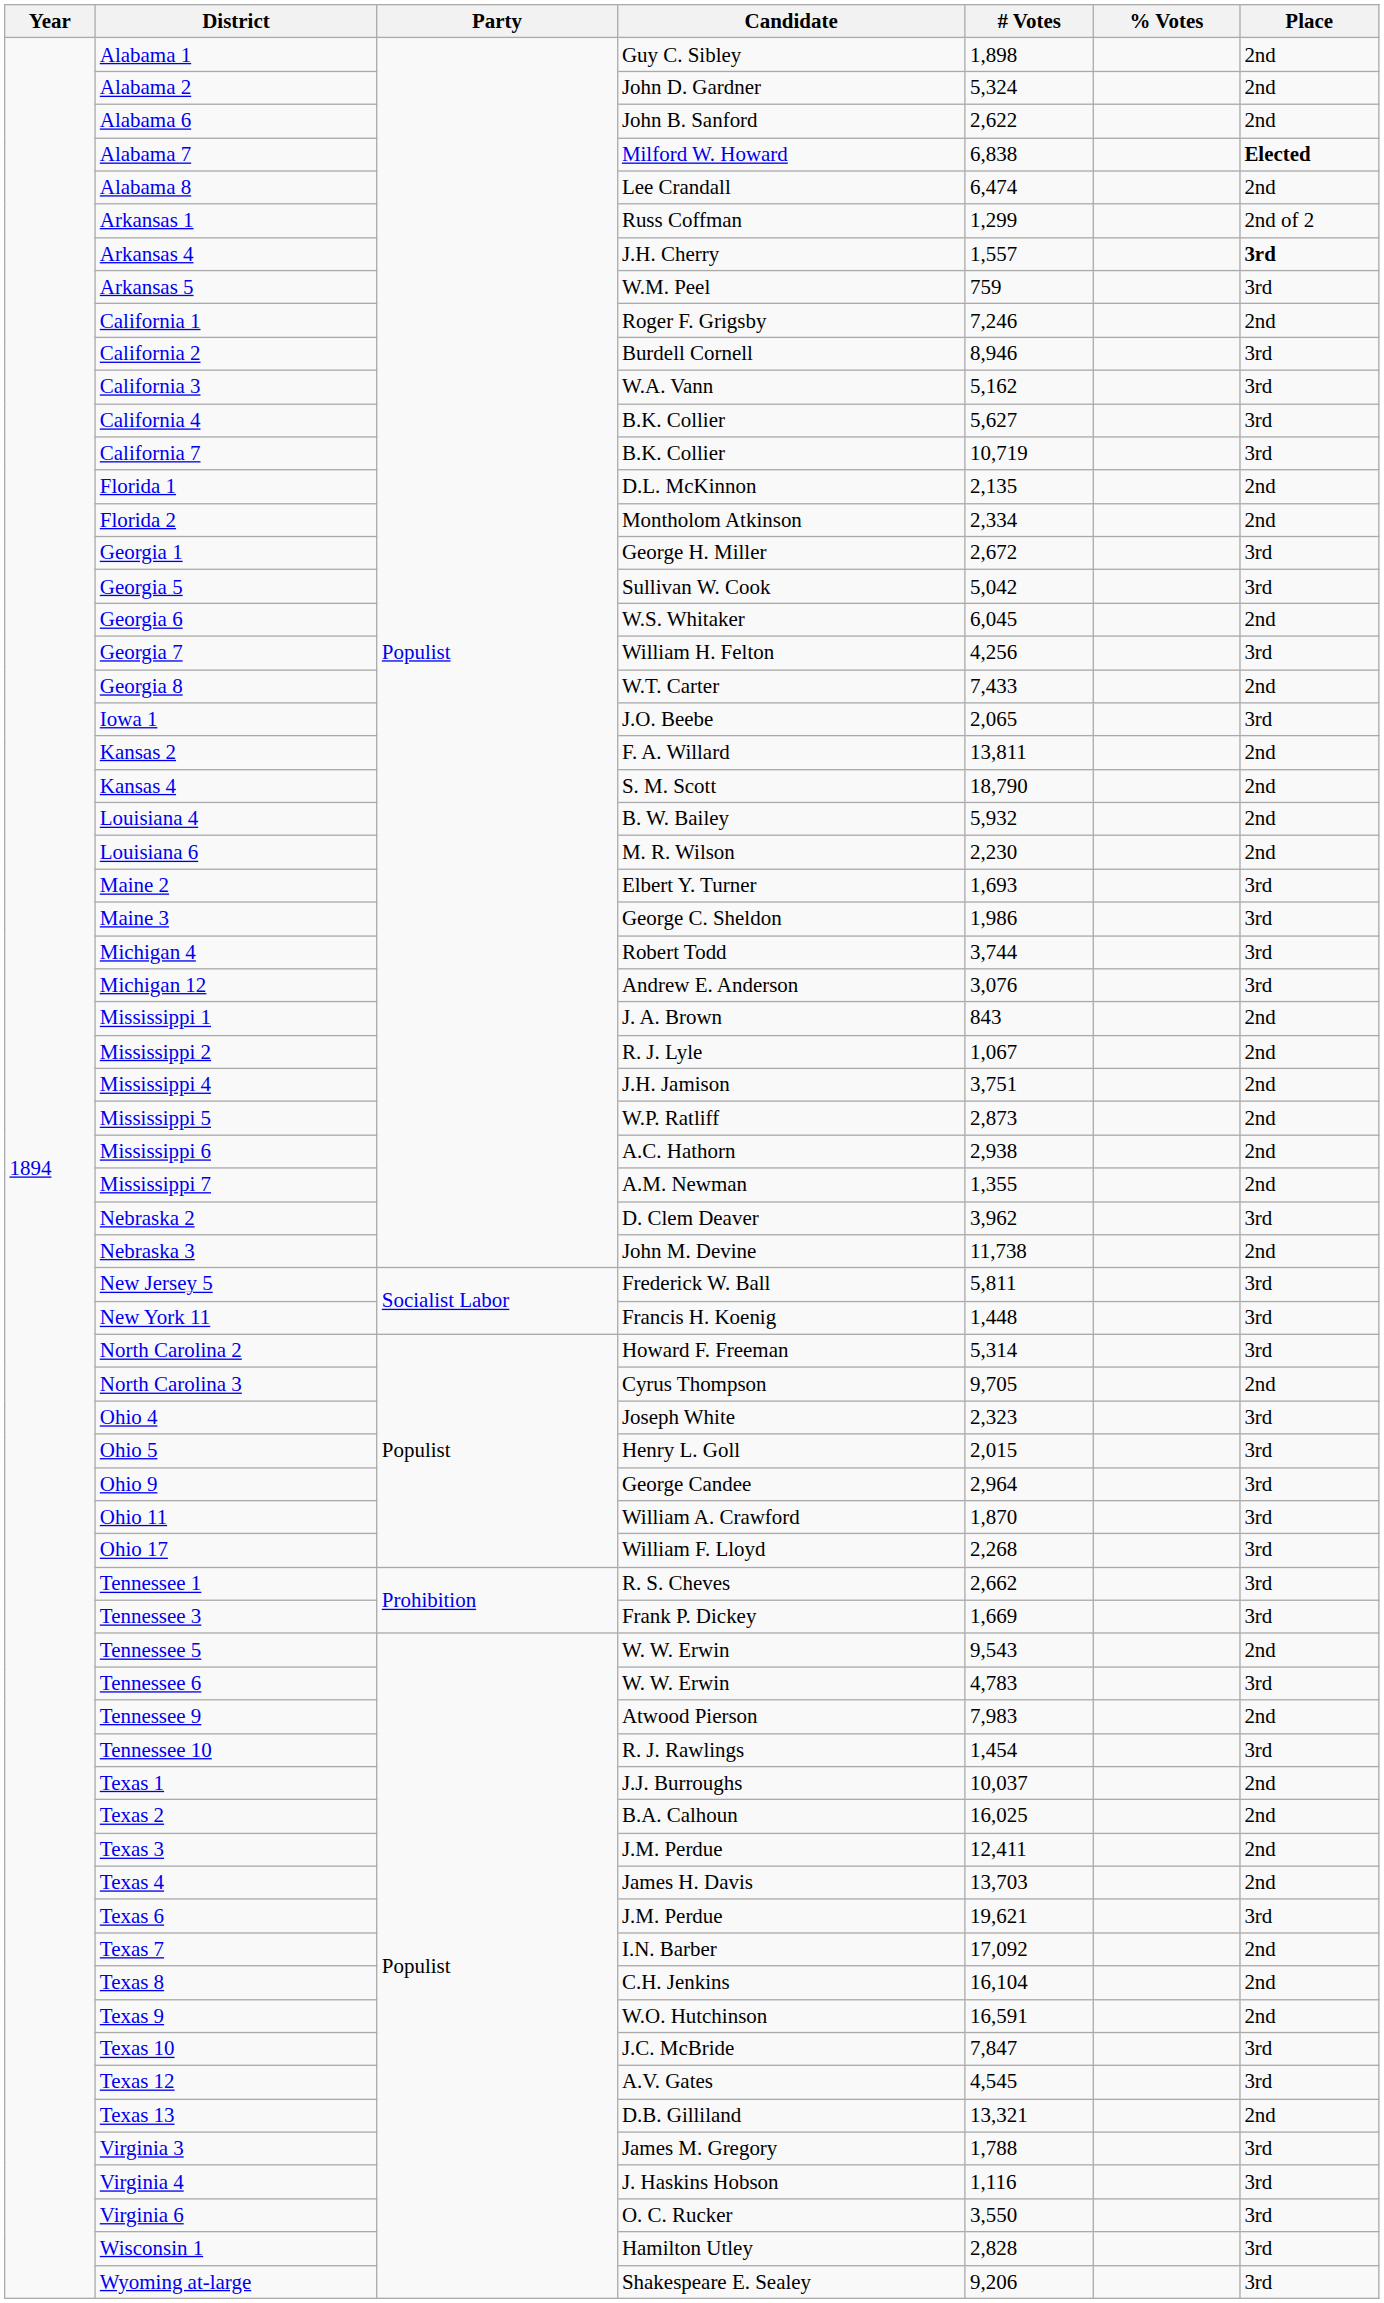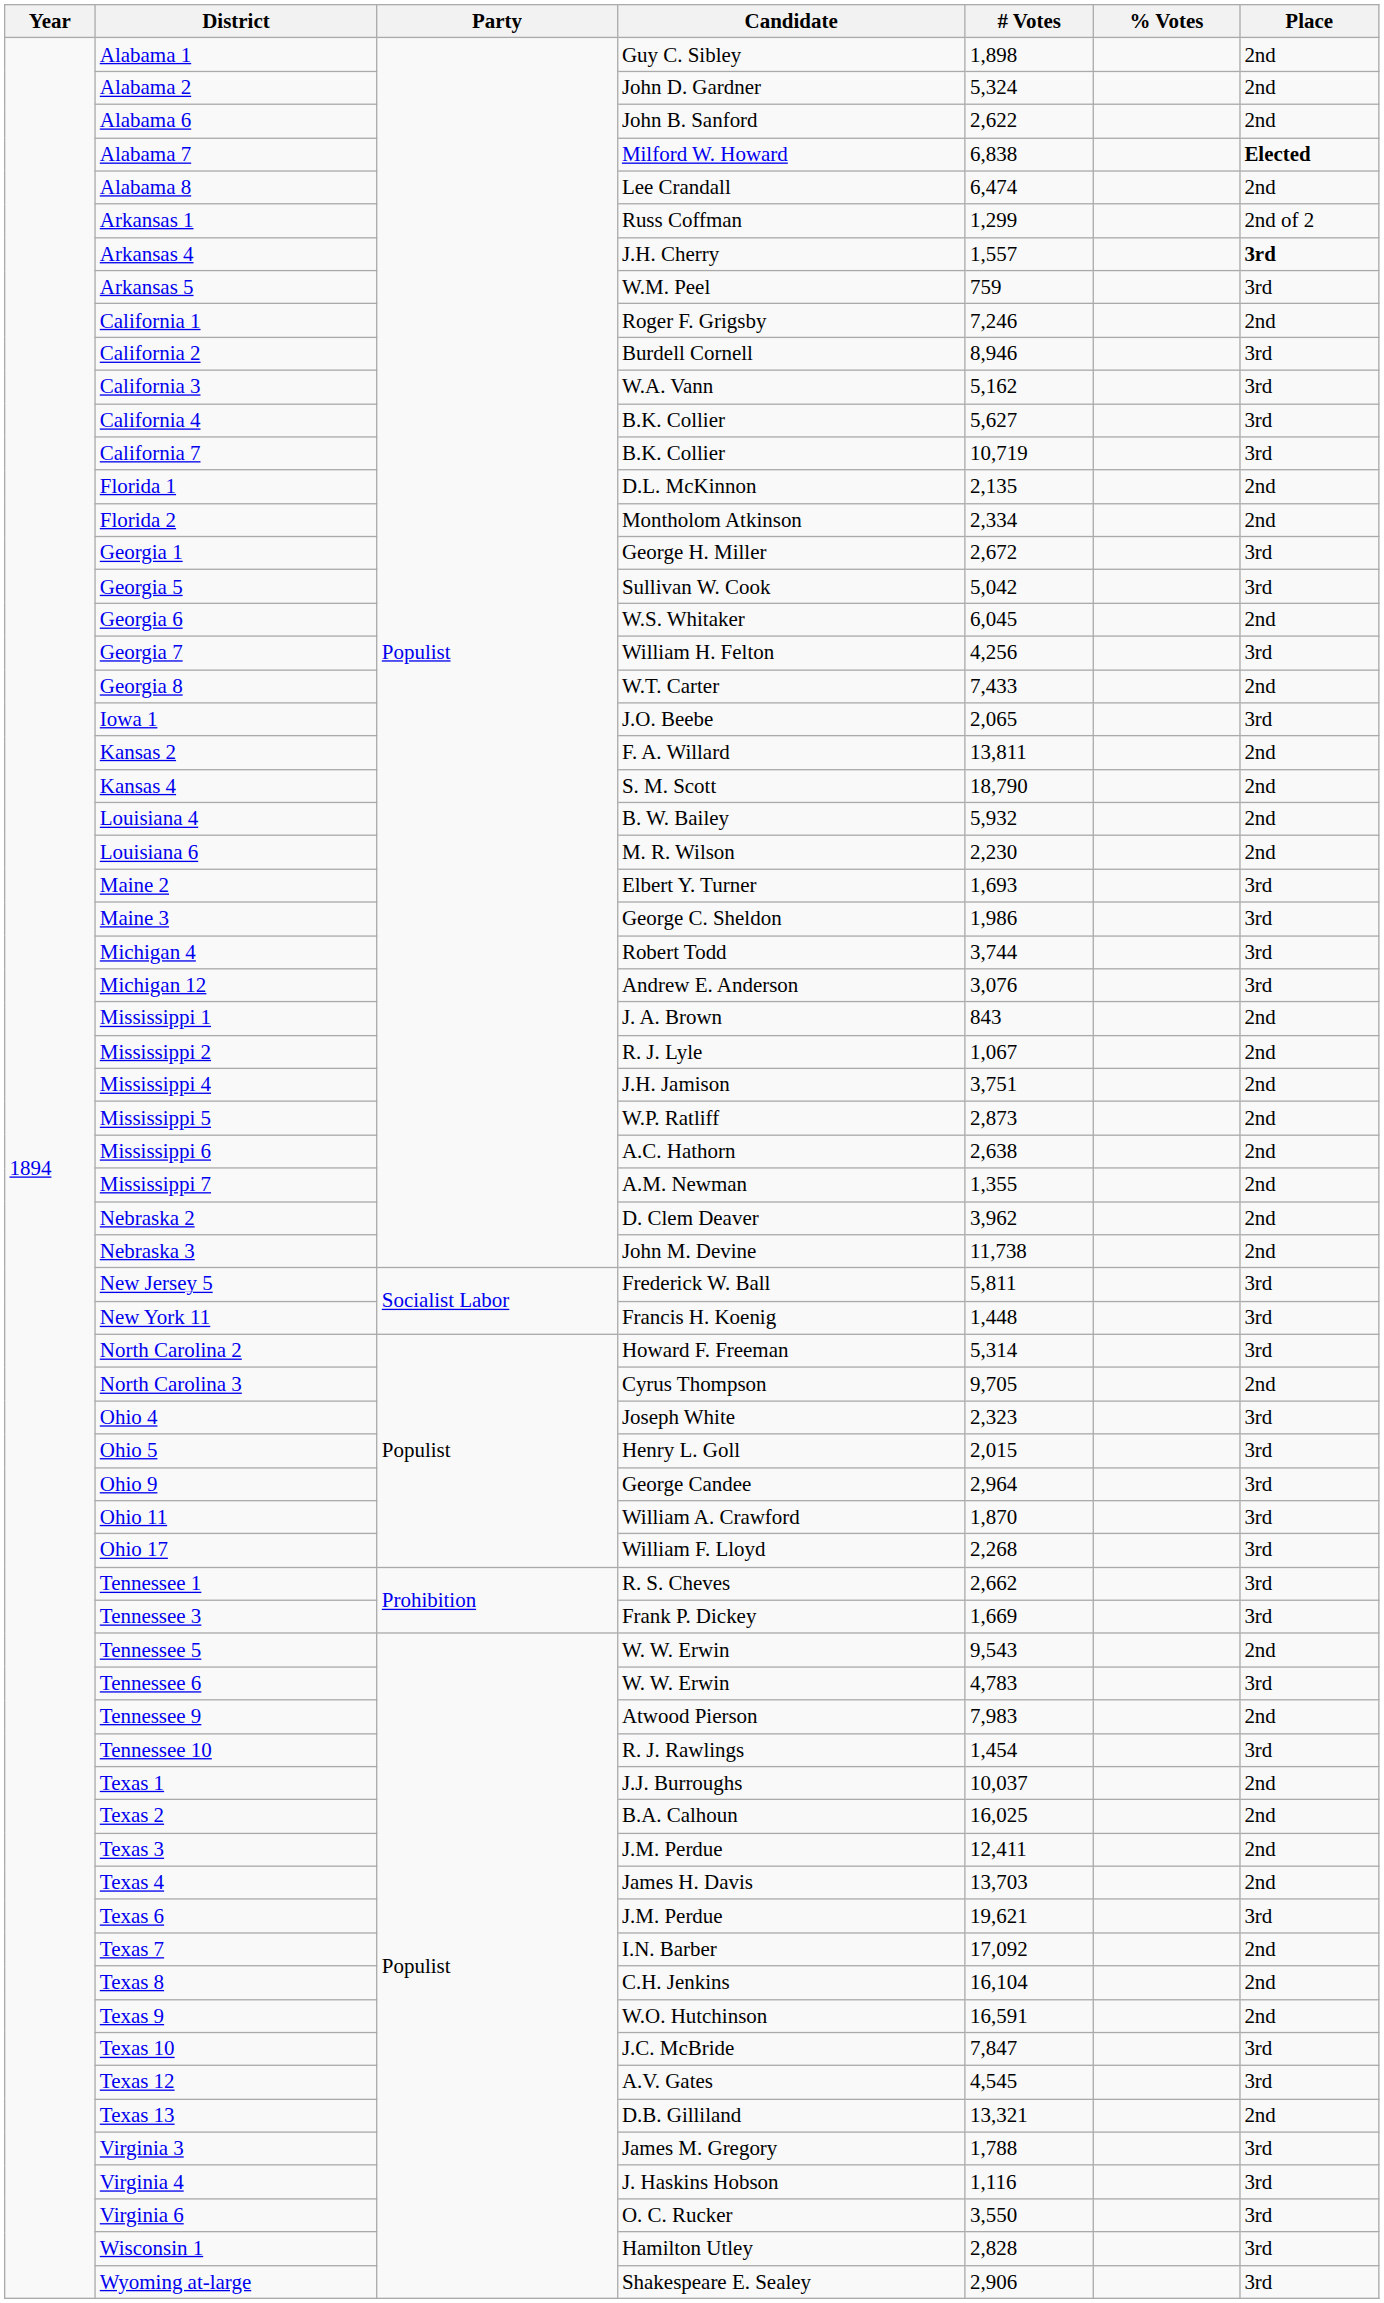(994, 1151) 2,938 -> (994, 1151) 2,638
(1258, 1217) 3rd -> (1260, 1217) 2nd
(994, 2281) 9,206 -> (994, 2281) 2,906
